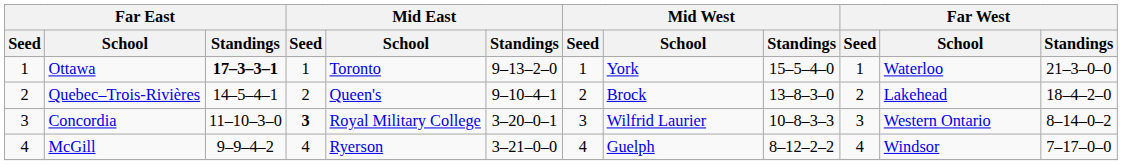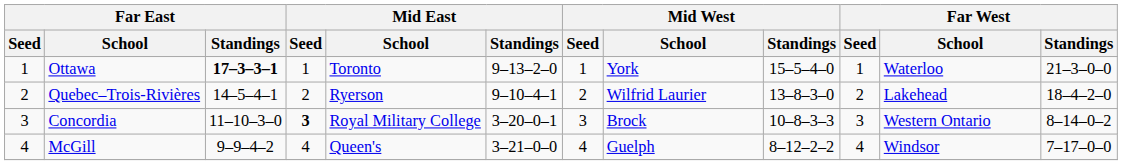(355, 95) Queen's -> (356, 95) Ryerson
(627, 95) Brock -> (656, 95) Wilfrid Laurier
(656, 120) Wilfrid Laurier -> (627, 120) Brock
(356, 146) Ryerson -> (355, 146) Queen's
